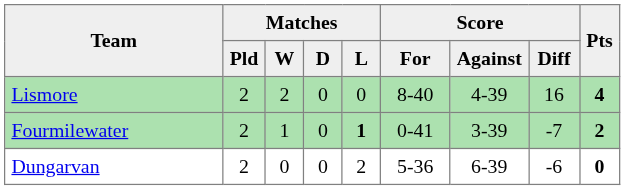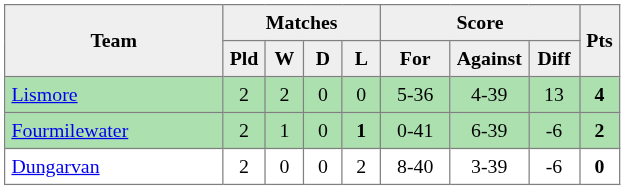(415, 94) 8-40 -> (415, 94) 5-36
(554, 94) 16 -> (554, 94) 13
(489, 130) 3-39 -> (489, 130) 6-39
(554, 130) -7 -> (554, 130) -6
(415, 166) 5-36 -> (415, 166) 8-40
(489, 166) 6-39 -> (489, 166) 3-39
